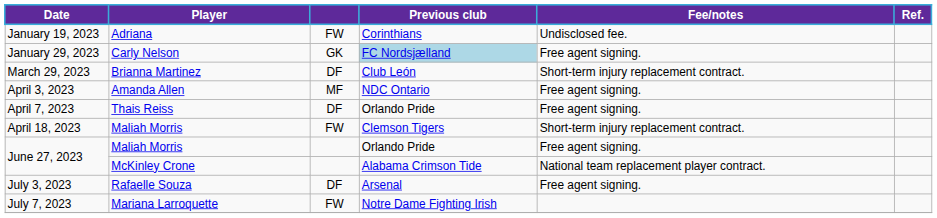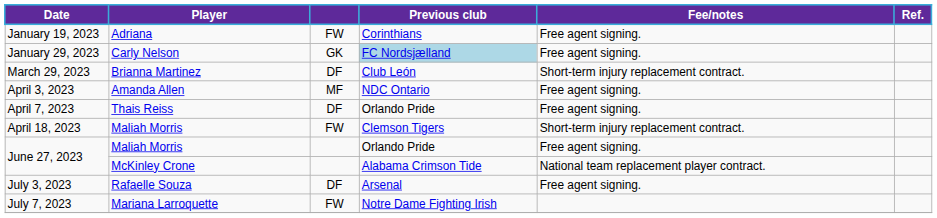(583, 34) Undisclosed fee. -> (590, 34) Free agent signing.
